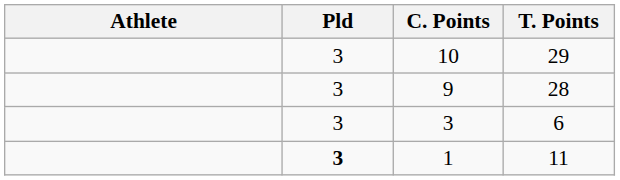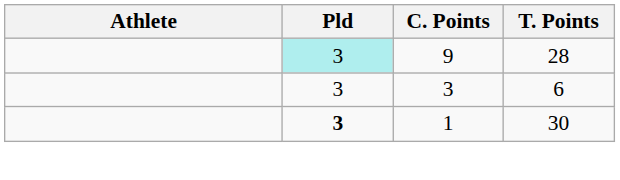- row: (448, 55)
(338, 89) no background -> (338, 55) paleturquoise background
(559, 157) 11 -> (559, 123) 30
